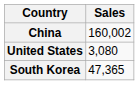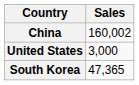(103, 51) 3,080 -> (103, 51) 3,000
